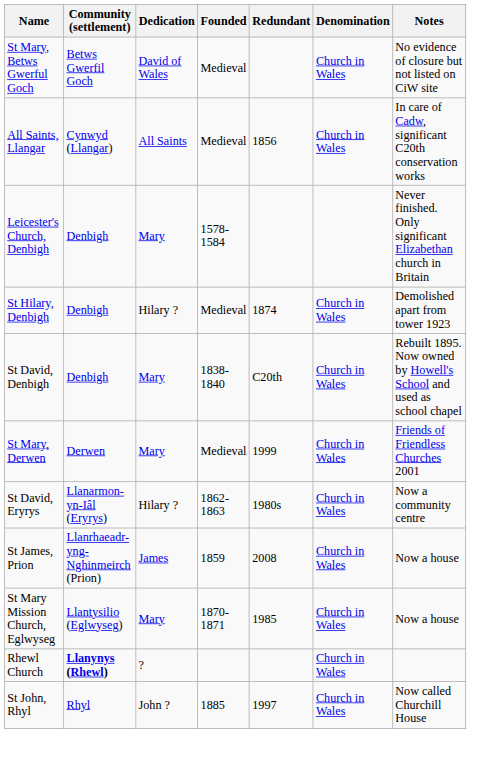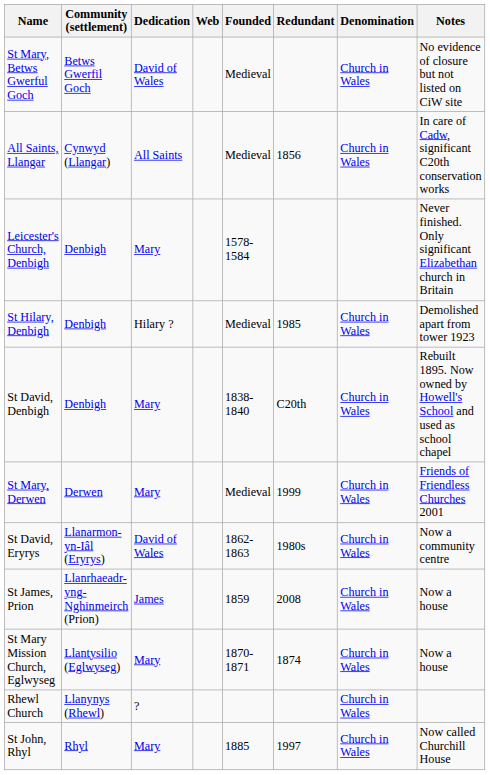+ column: (208, 20)
(264, 310) 1874 -> (289, 323) 1985
(158, 504) Hilary ? -> (155, 545) David of Wales
(264, 618) 1985 -> (289, 659) 1874
(91, 665) bold -> (87, 706) normal
(154, 705) John ? -> (147, 746) Mary
